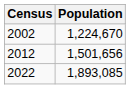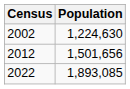(95, 34) 1,224,670 -> (95, 34) 1,224,630
